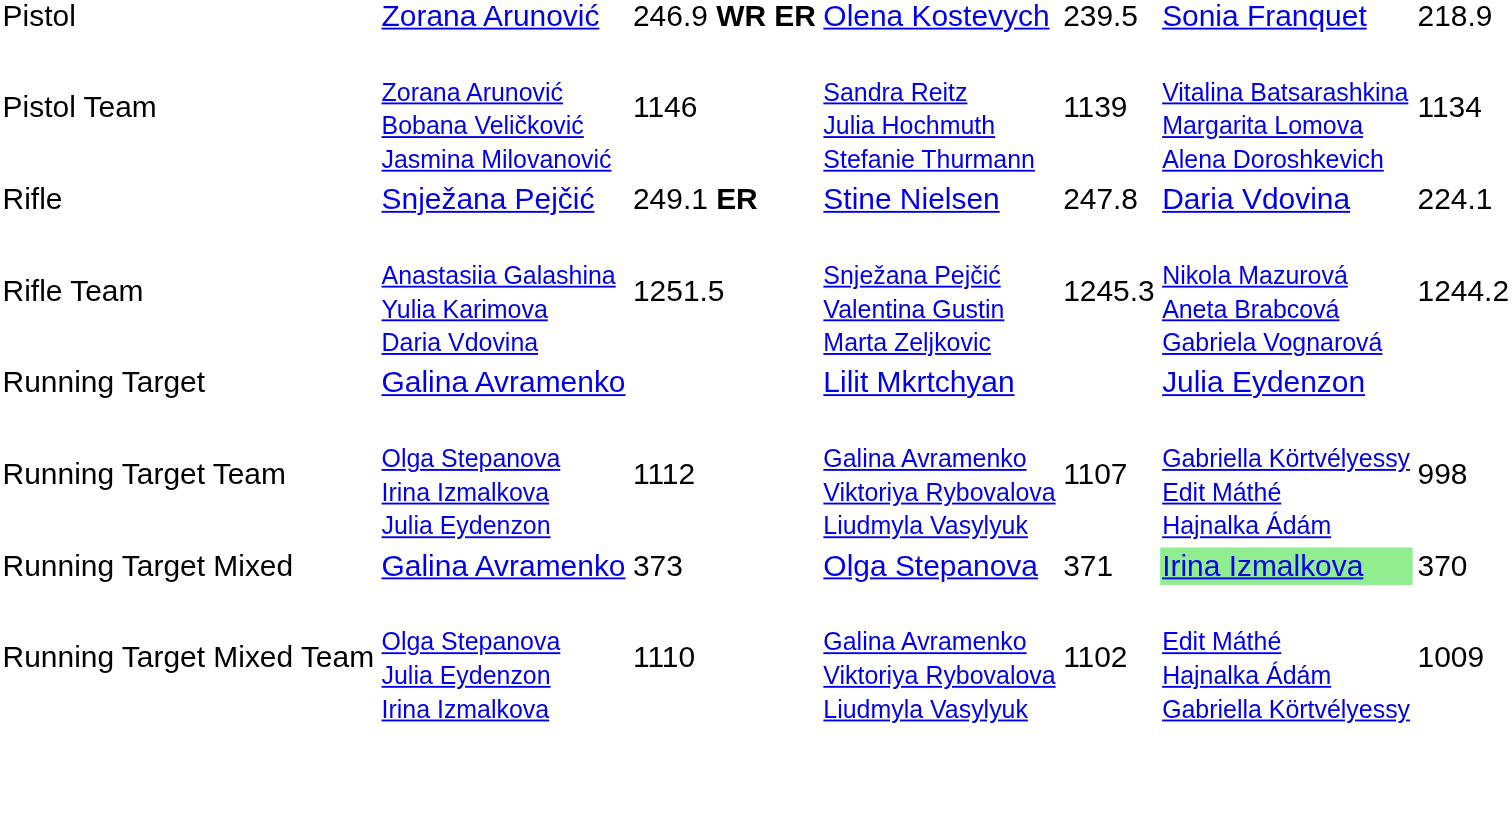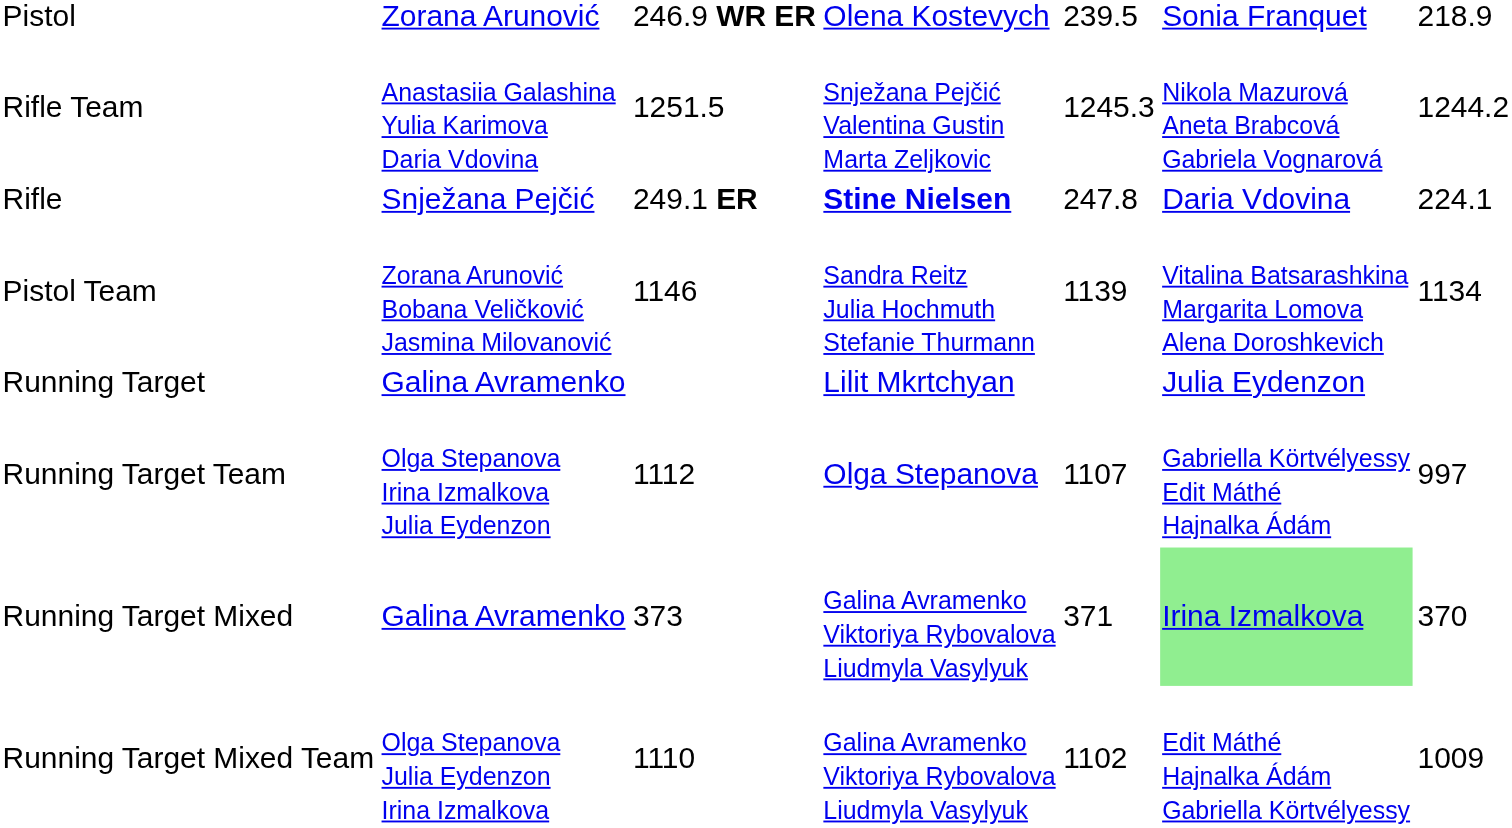rows swapped: (80, 107) <-> (73, 290)
(912, 199) normal -> (917, 199) bold
(940, 492) Galina Avramenko Viktoriya Rybovalova Liudmyla Vasylyuk -> (931, 474) Olga Stepanova
(1443, 474) 998 -> (1443, 474) 997
(931, 565) Olga Stepanova -> (940, 634) Galina Avramenko Viktoriya Rybovalova Liudmyla Vasylyuk
